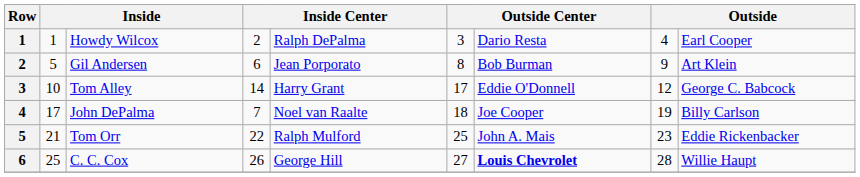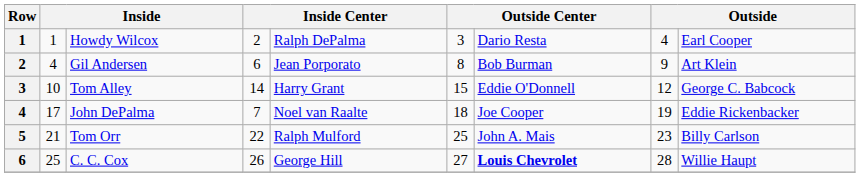(53, 64) 5 -> (53, 64) 4
(461, 88) 17 -> (461, 88) 15
(720, 112) Billy Carlson -> (740, 112) Eddie Rickenbacker
(740, 136) Eddie Rickenbacker -> (720, 136) Billy Carlson
